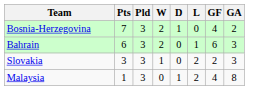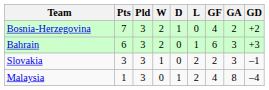+ column: (254, 12)
